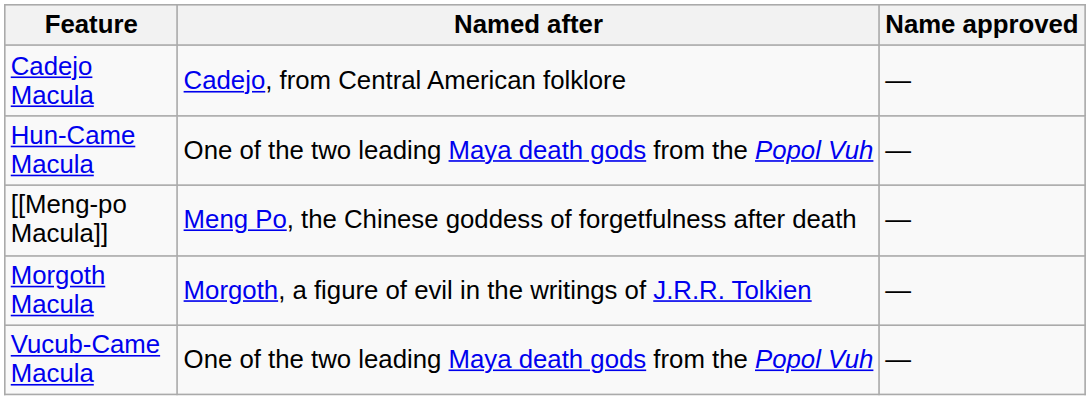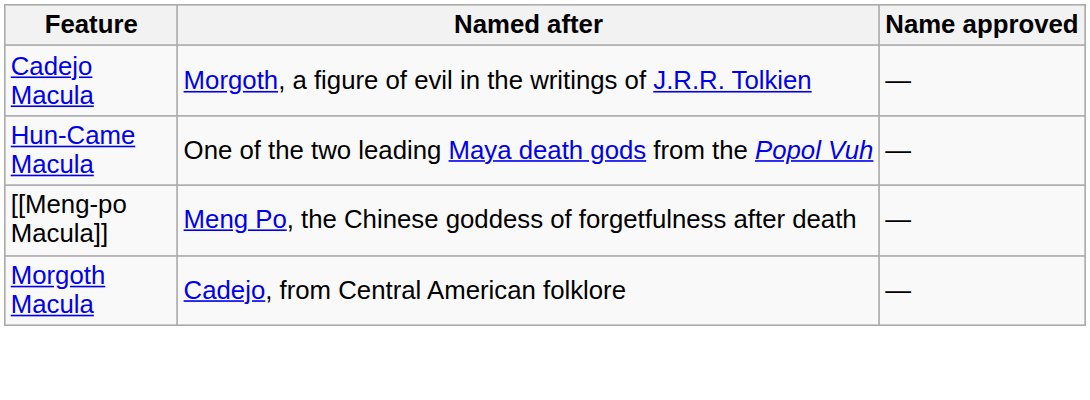(405, 80) Cadejo, from Central American folklore -> (498, 80) Morgoth, a figure of evil in the writings of J.R.R. Tolkien
(498, 289) Morgoth, a figure of evil in the writings of J.R.R. Tolkien -> (405, 289) Cadejo, from Central American folklore
- row: (85, 359)
